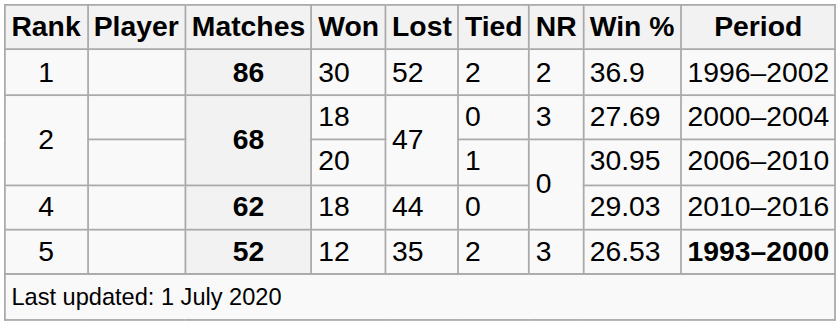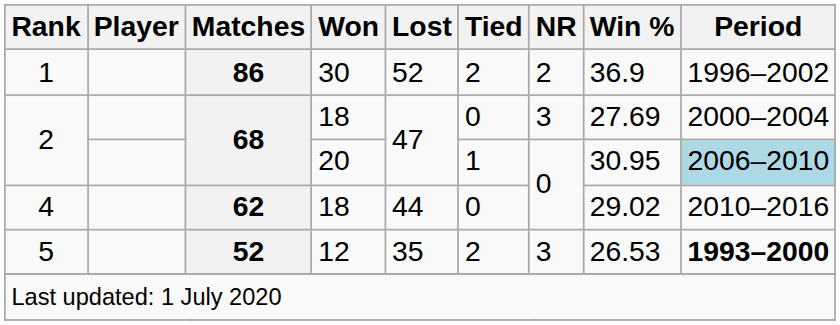(758, 161) no background -> (758, 161) lightblue background
(625, 206) 29.03 -> (625, 206) 29.02
